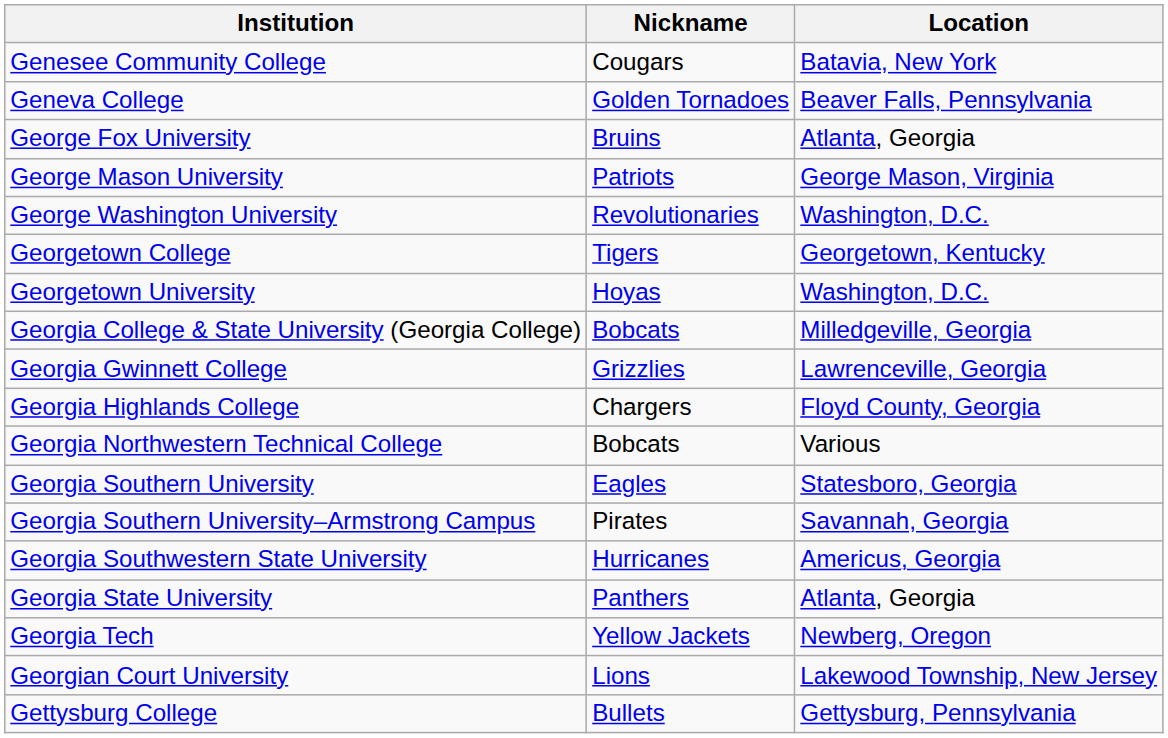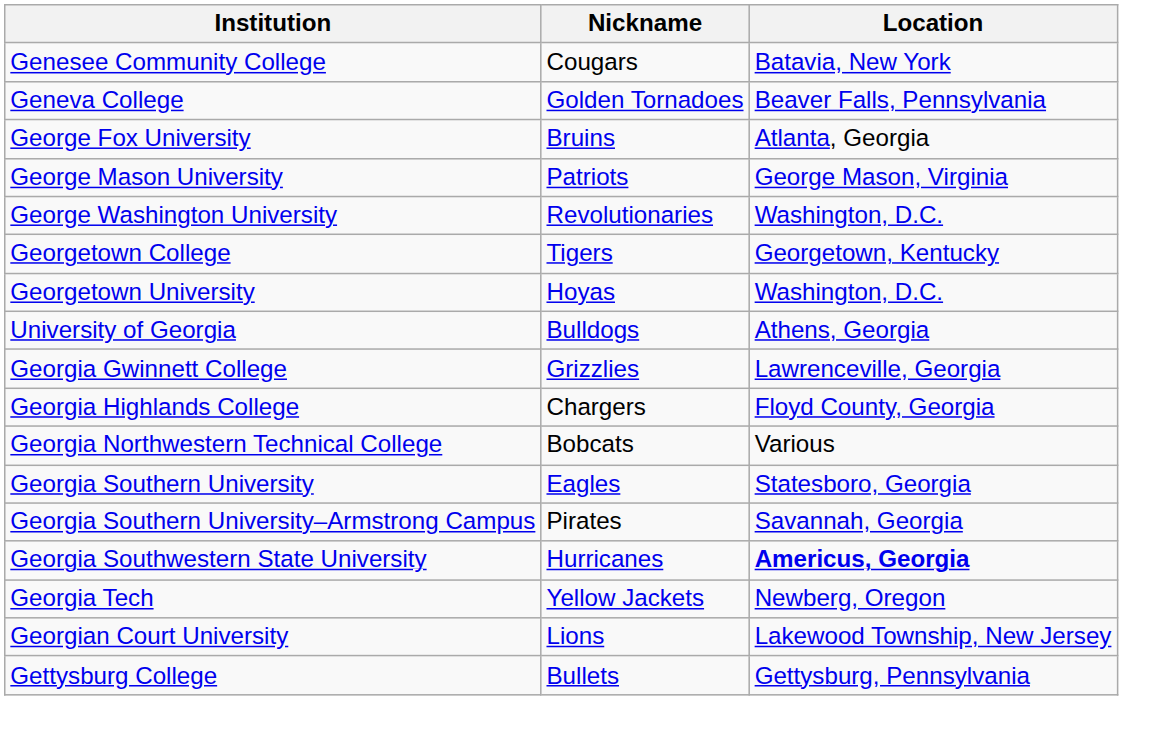+ row: (123, 330)
- row: (296, 330)
(900, 560) normal -> (862, 560) bold
- row: (141, 598)
